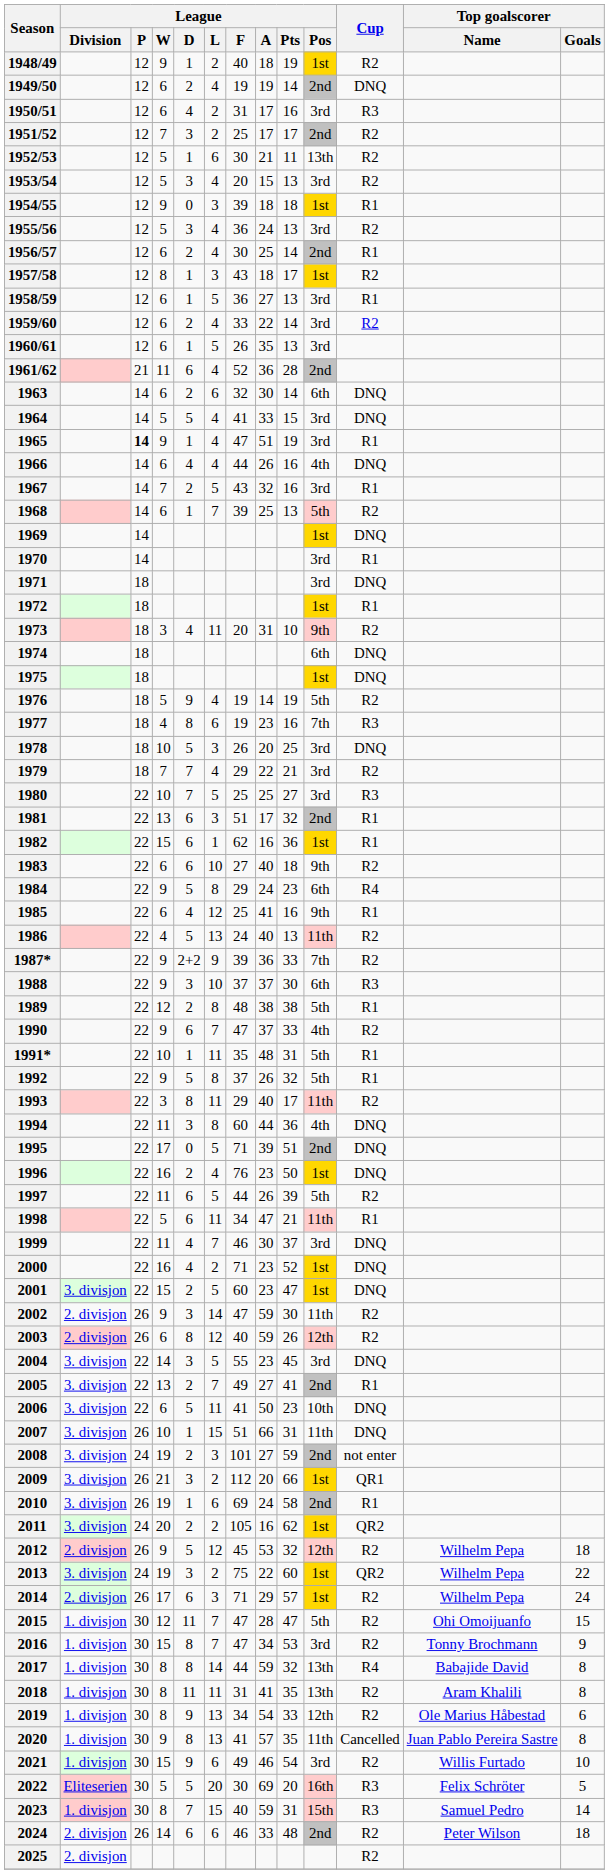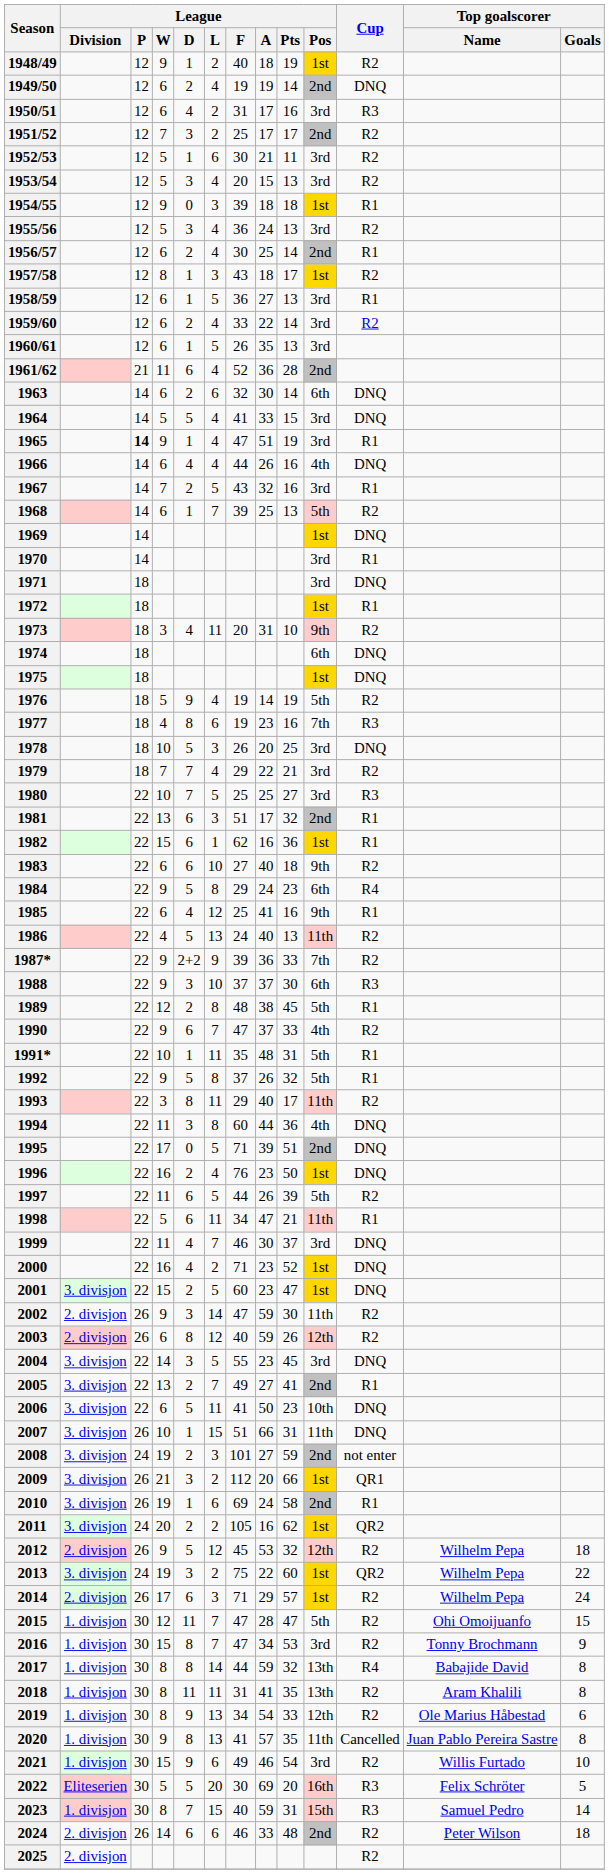(320, 157) 13th -> (320, 157) 3rd
(290, 1007) 38 -> (290, 1007) 45
